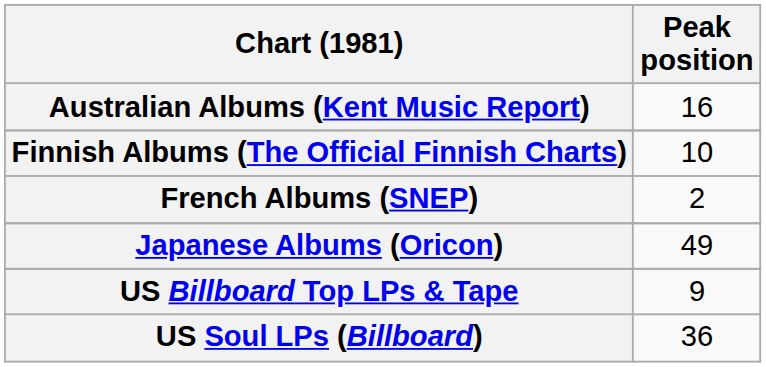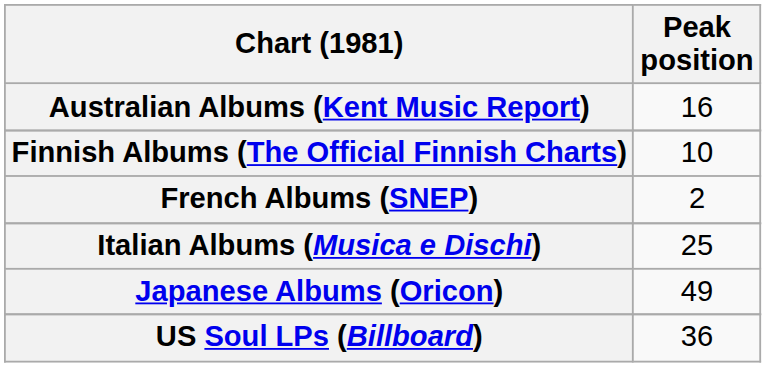+ row: (319, 245)
- row: (319, 291)
